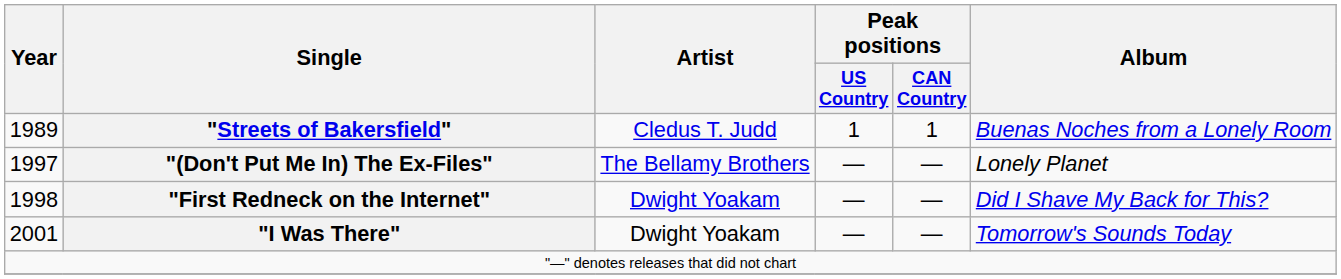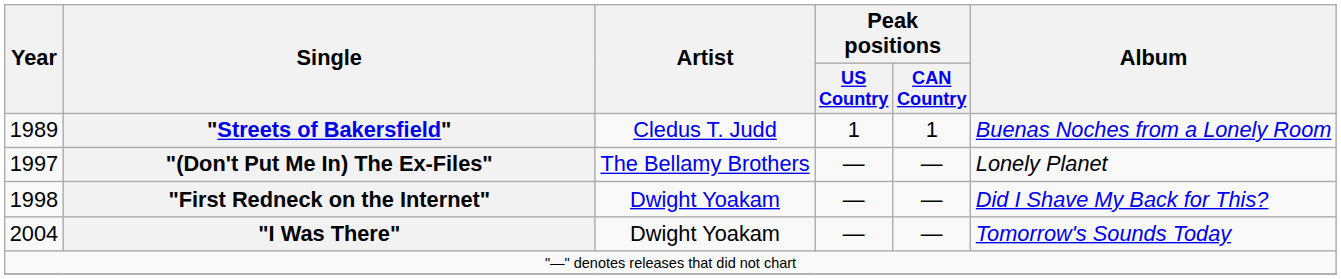(34, 233) 2001 -> (34, 233) 2004
